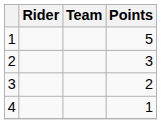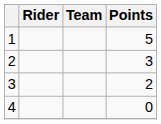(149, 107) 1 -> (149, 107) 0
